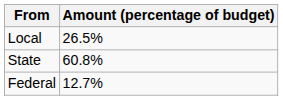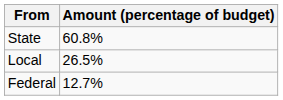rows swapped: (24, 60) <-> (25, 38)
